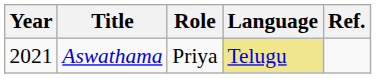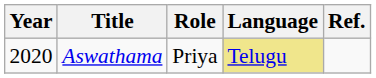(31, 55) 2021 -> (31, 55) 2020
